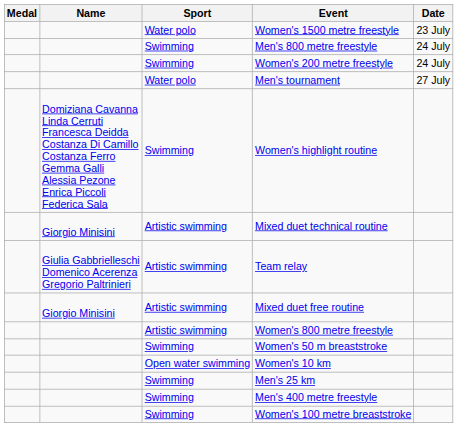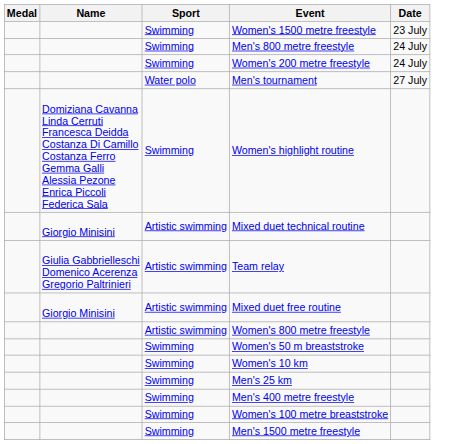(170, 30) Water polo -> (169, 30) Swimming
(197, 364) Open water swimming -> (169, 364) Swimming
+ row: (296, 431)
